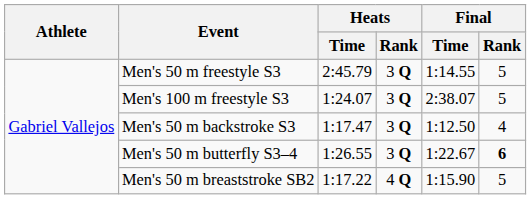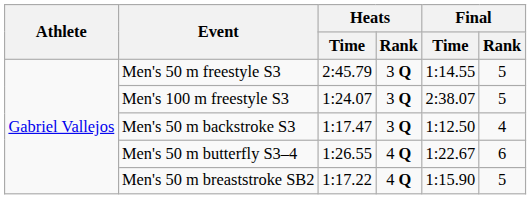(399, 153) 3 Q -> (399, 153) 4 Q
(502, 153) bold -> (502, 153) normal
